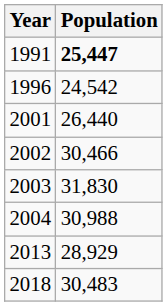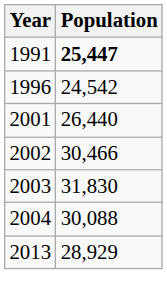(89, 218) 30,988 -> (89, 218) 30,088
- row: (30, 284)
